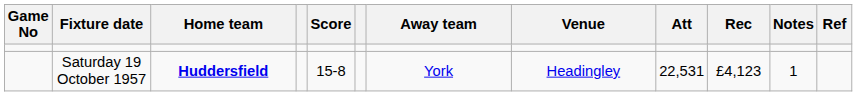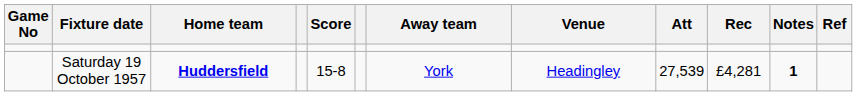(682, 71) 22,531 -> (682, 71) 27,539
(739, 71) £4,123 -> (739, 71) £4,281
(793, 71) normal -> (793, 71) bold
